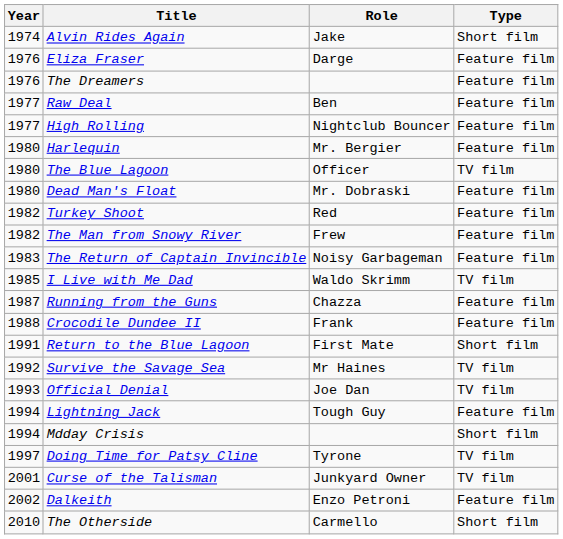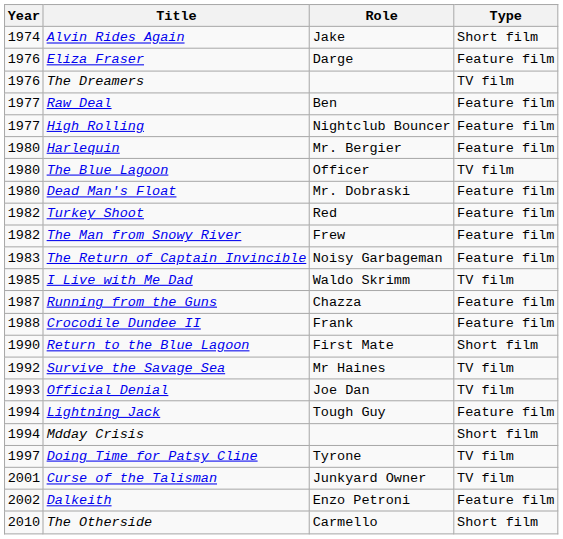(506, 82) Feature film -> (485, 82) TV film
(24, 346) 1991 -> (24, 346) 1990
